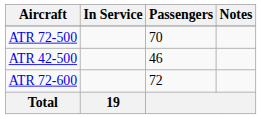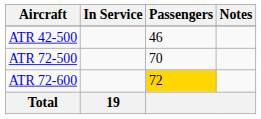rows swapped: (43, 59) <-> (43, 37)
(156, 80) no background -> (156, 80) gold background
